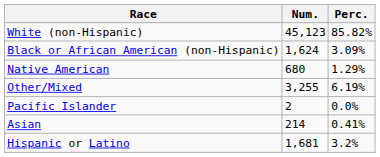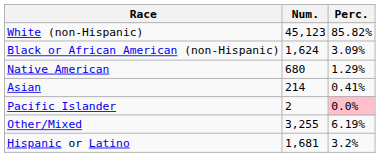rows swapped: (24, 124) <-> (45, 87)
(345, 106) no background -> (345, 106) pink background
